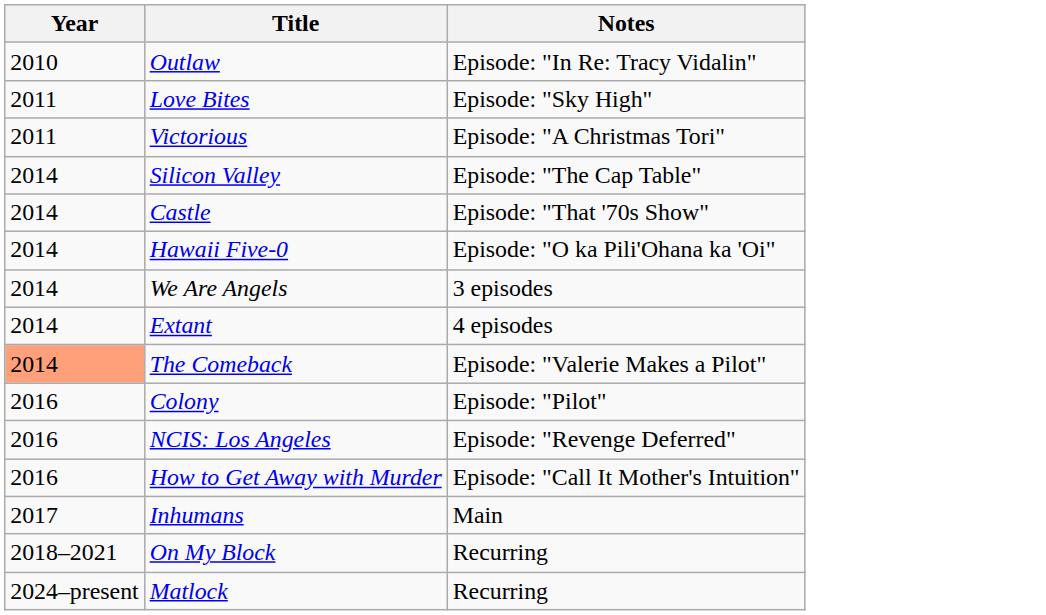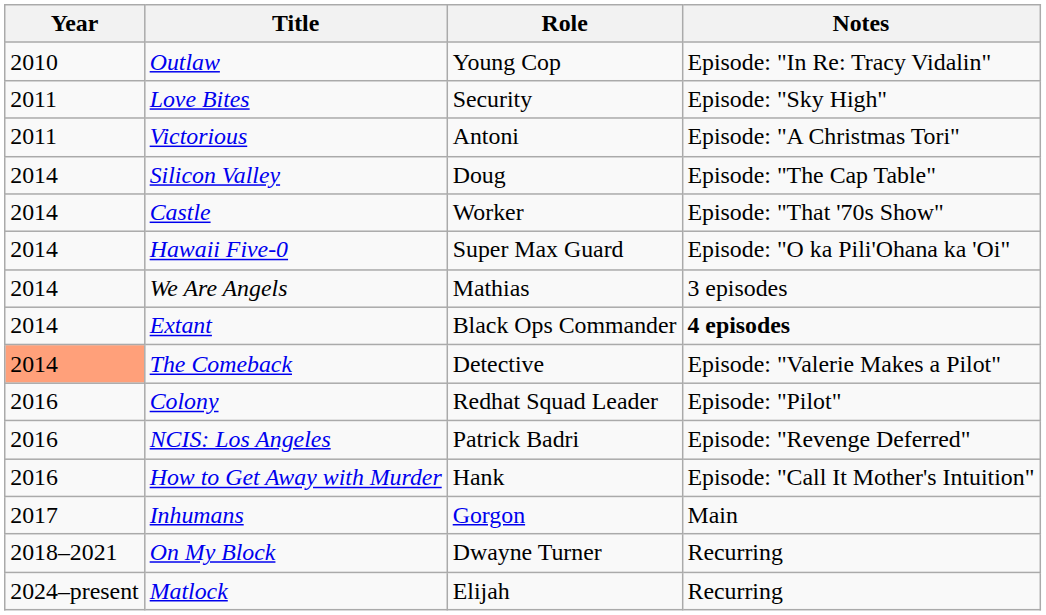+ column: (565, 23)
(503, 325) normal -> (739, 325) bold
